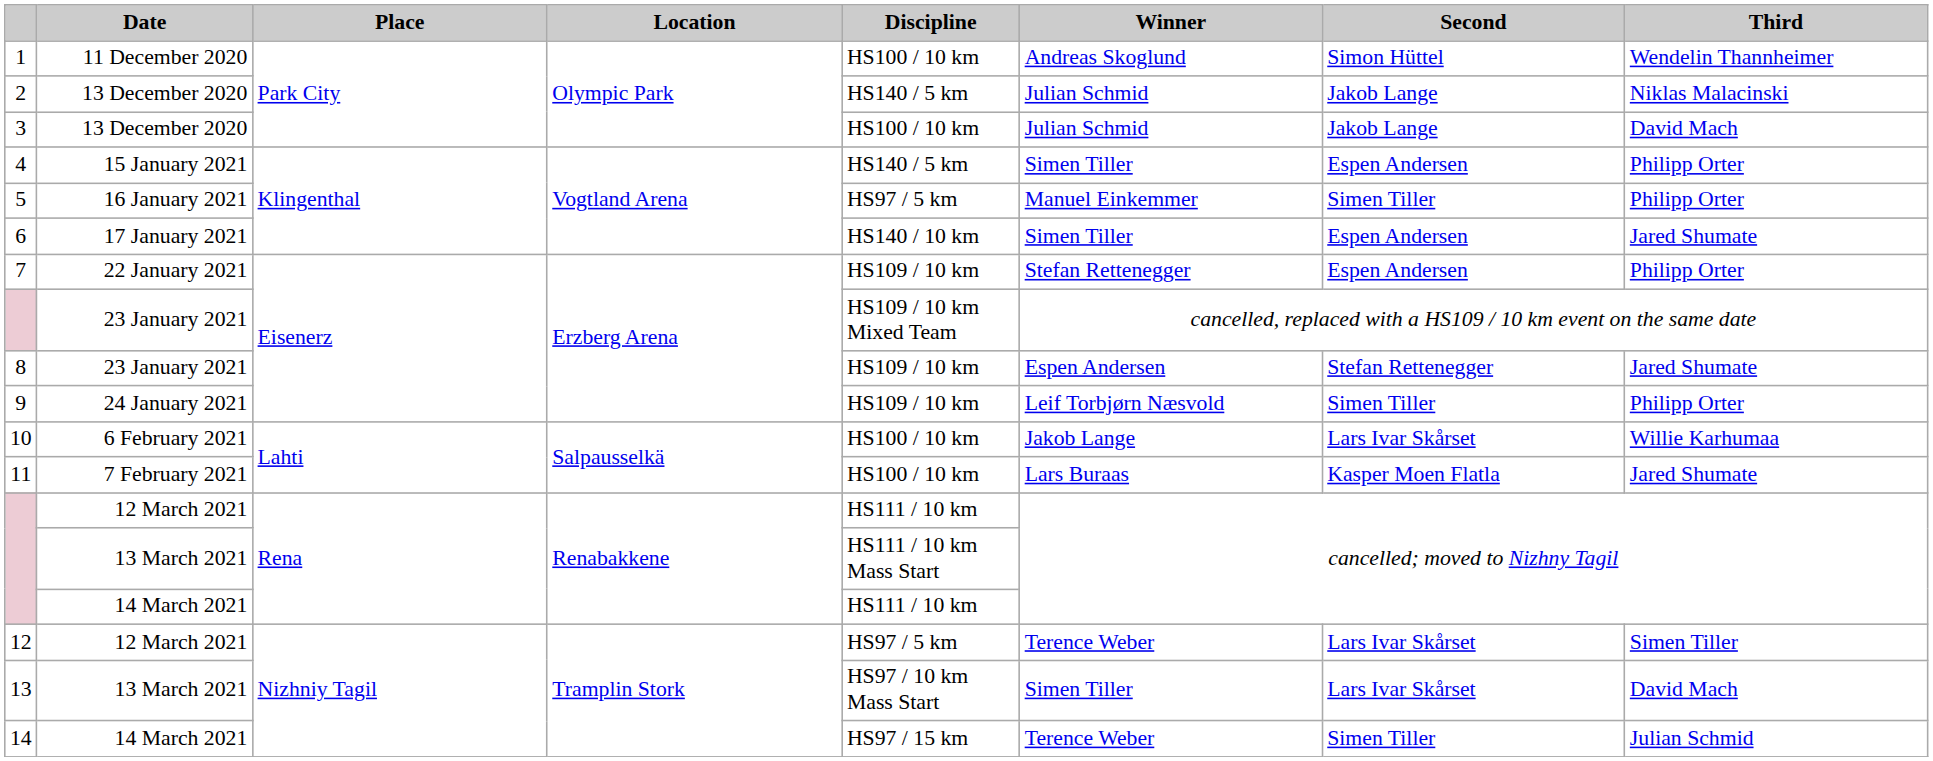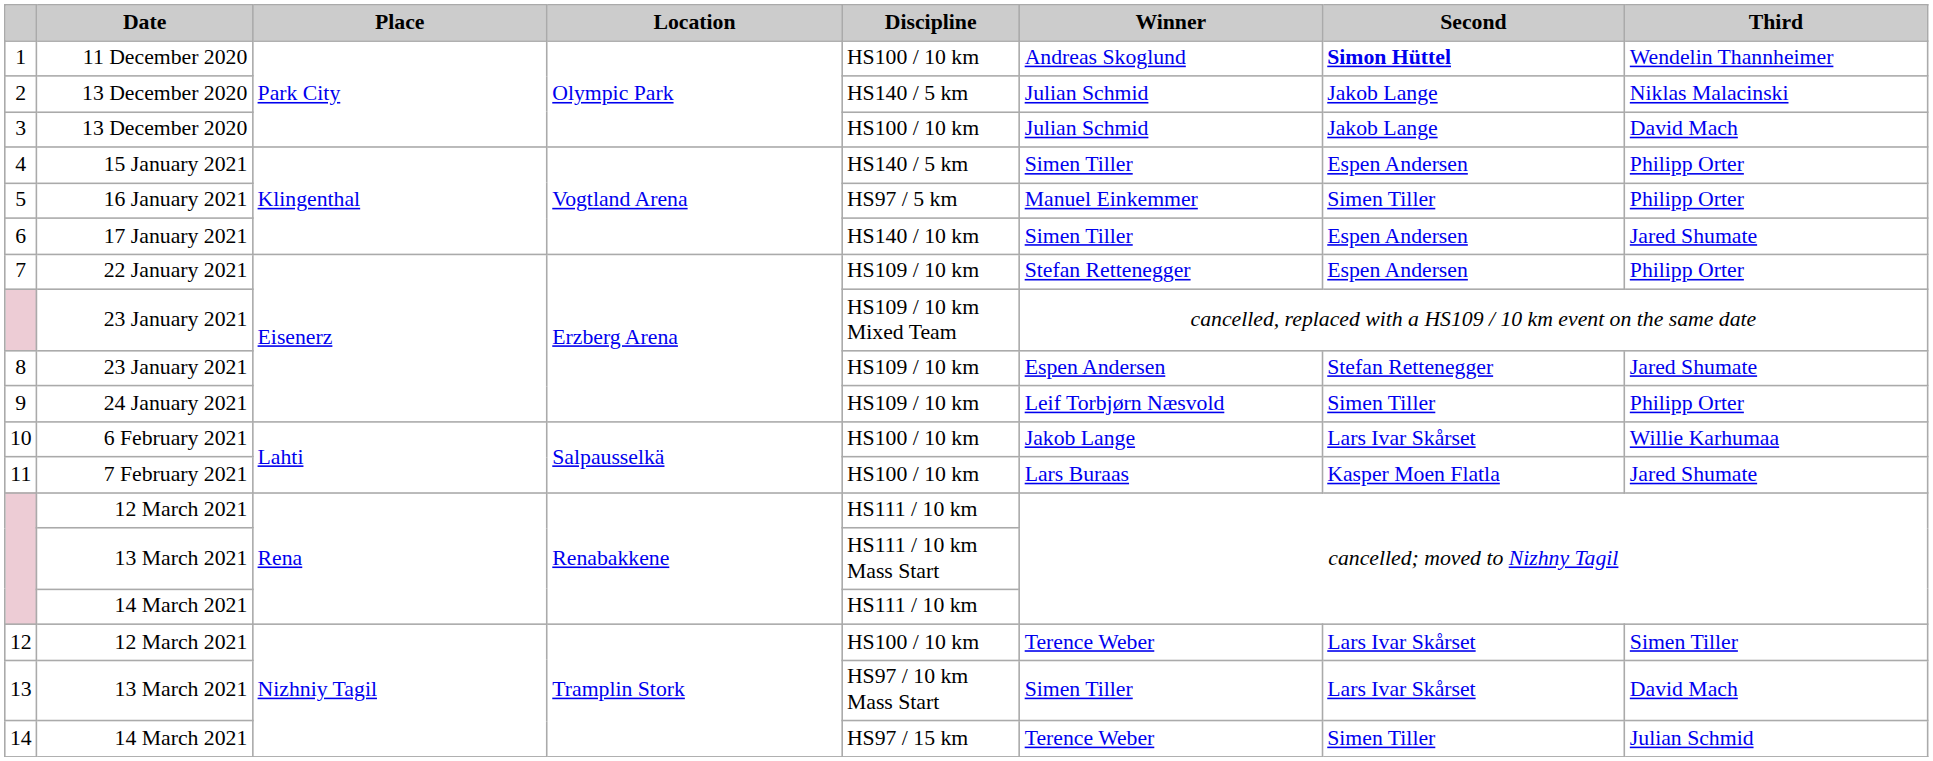(1385, 57) normal -> (1389, 57) bold
(902, 641) HS97 / 5 km -> (913, 641) HS100 / 10 km
